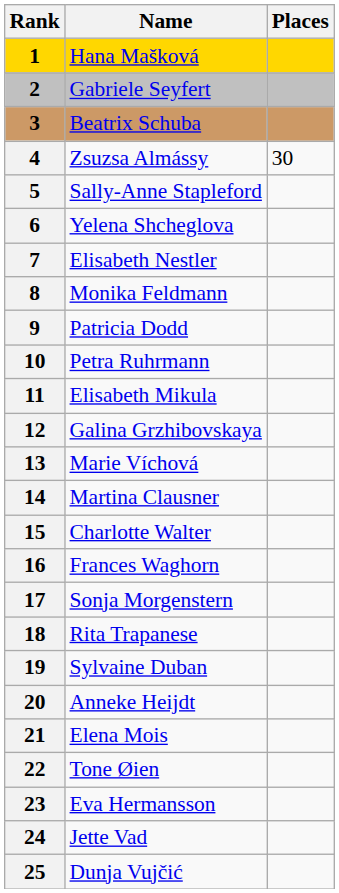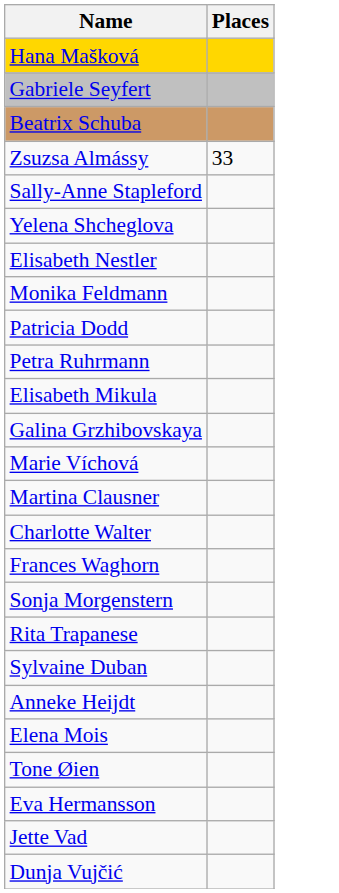- column: (35, 21)
(282, 157) 30 -> (223, 157) 33
